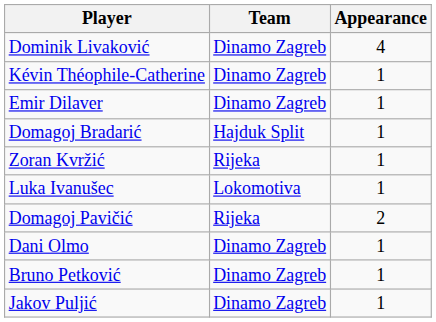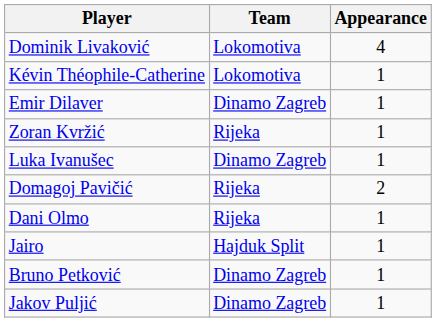(270, 47) Dinamo Zagreb -> (257, 47) Lokomotiva
(270, 75) Dinamo Zagreb -> (257, 75) Lokomotiva
- row: (75, 132)
(257, 189) Lokomotiva -> (270, 160) Dinamo Zagreb
(270, 246) Dinamo Zagreb -> (237, 217) Rijeka
+ row: (26, 246)
